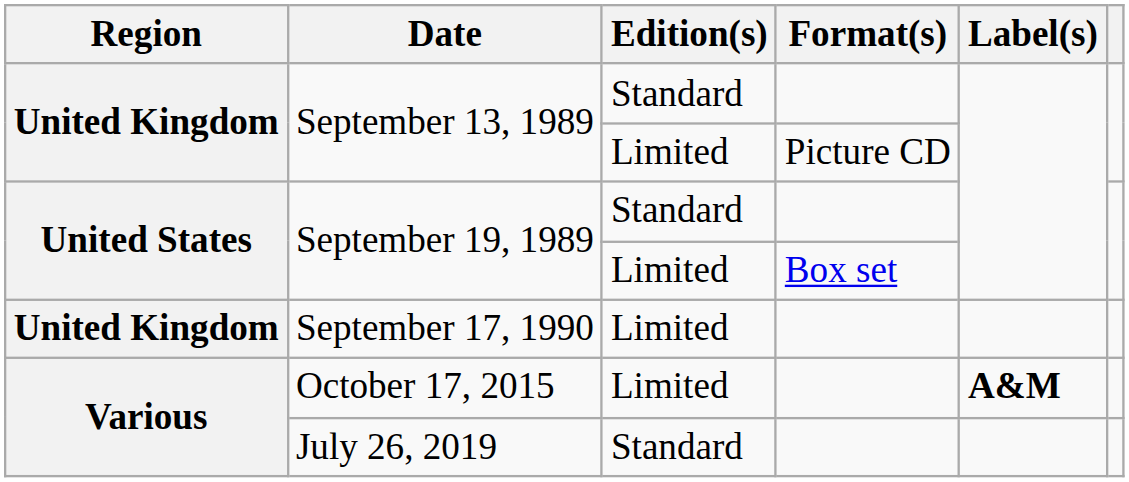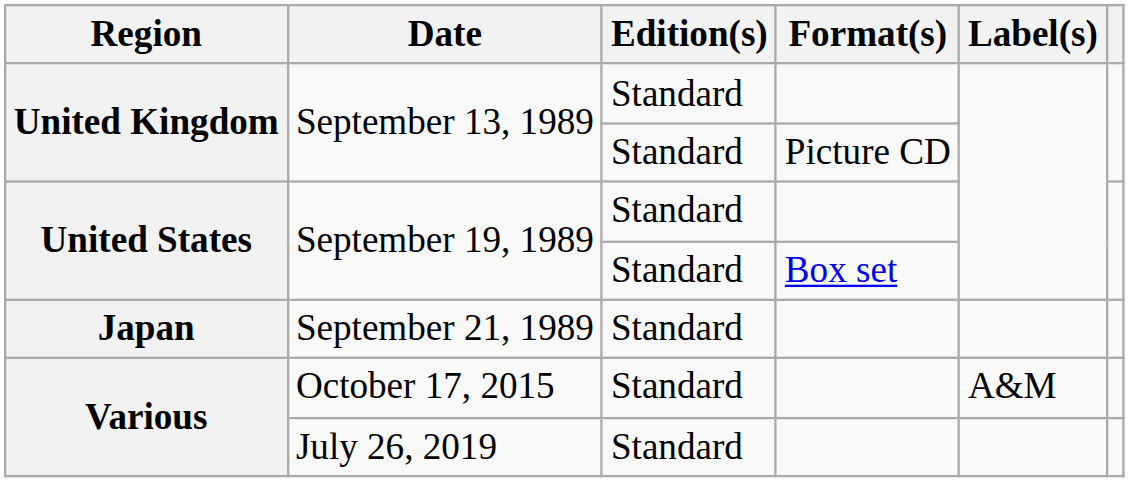(670, 151) Limited -> (677, 151) Standard
(670, 269) Limited -> (677, 269) Standard
+ row: (445, 328)
- row: (445, 328)
(670, 387) Limited -> (677, 387) Standard
(1014, 387) bold -> (1012, 387) normal
